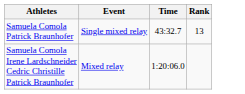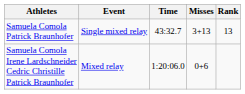+ column: (201, 12)
